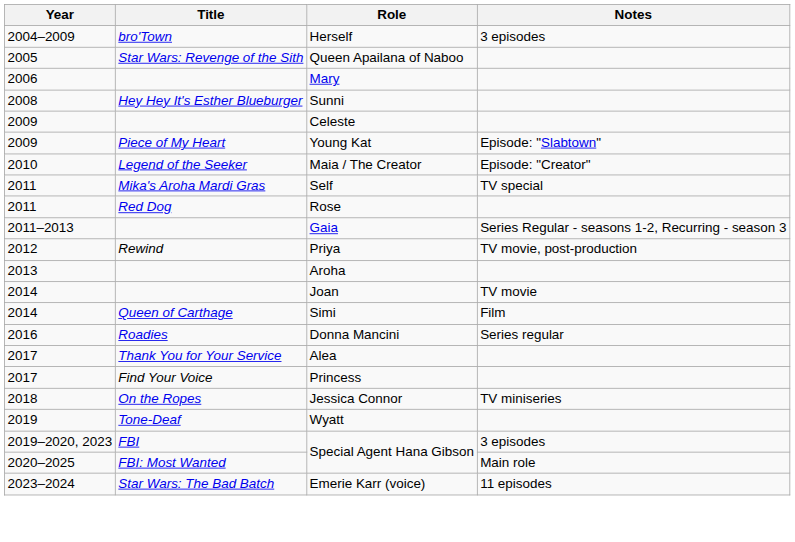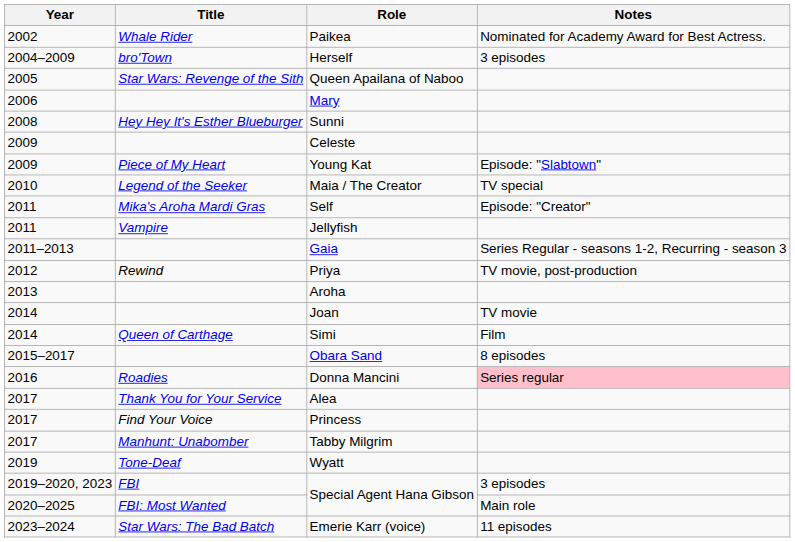+ row: (155, 36)
(535, 164) Episode: "Creator" -> (512, 185) TV special
(512, 185) TV special -> (535, 206) Episode: "Creator"
+ row: (143, 228)
- row: (145, 206)
+ row: (211, 356)
(522, 334) no background -> (522, 377) pink background
+ row: (183, 441)
- row: (160, 398)
